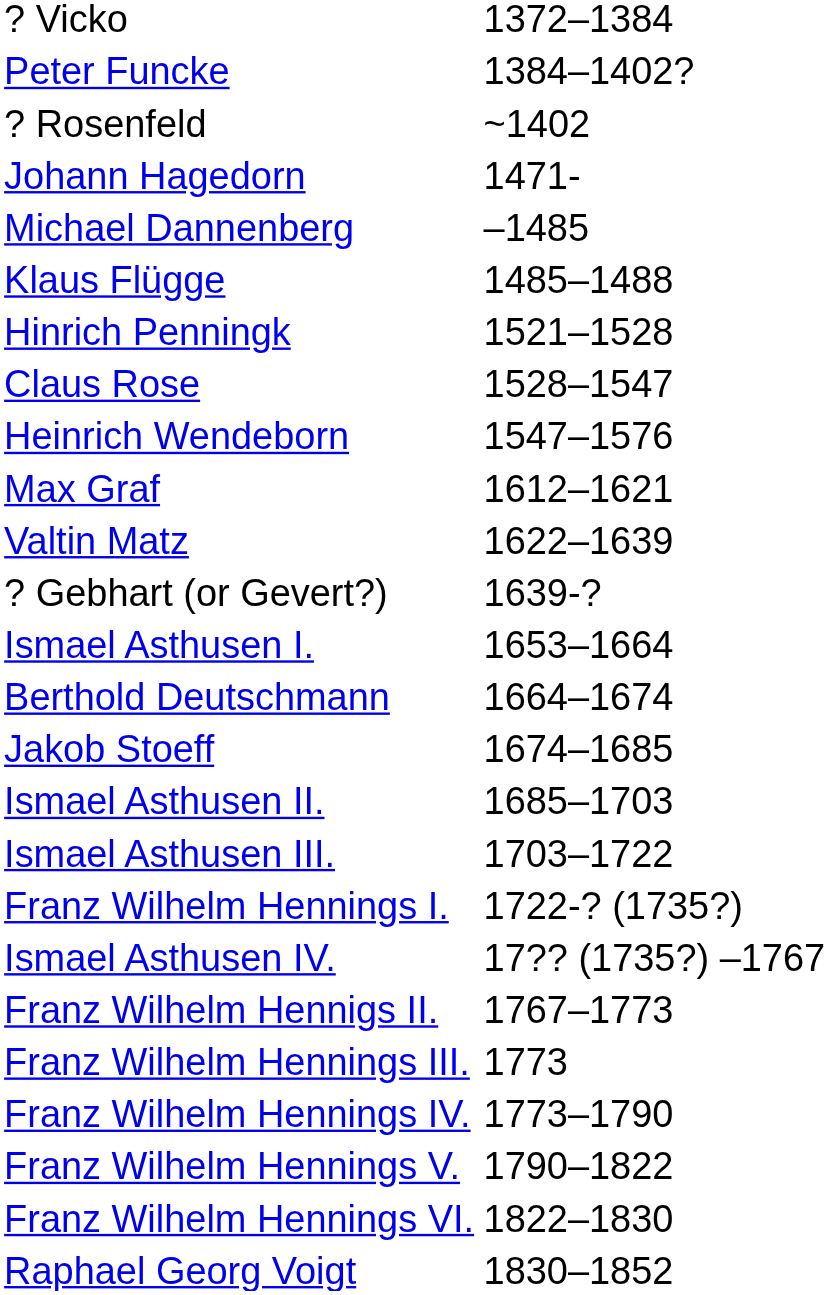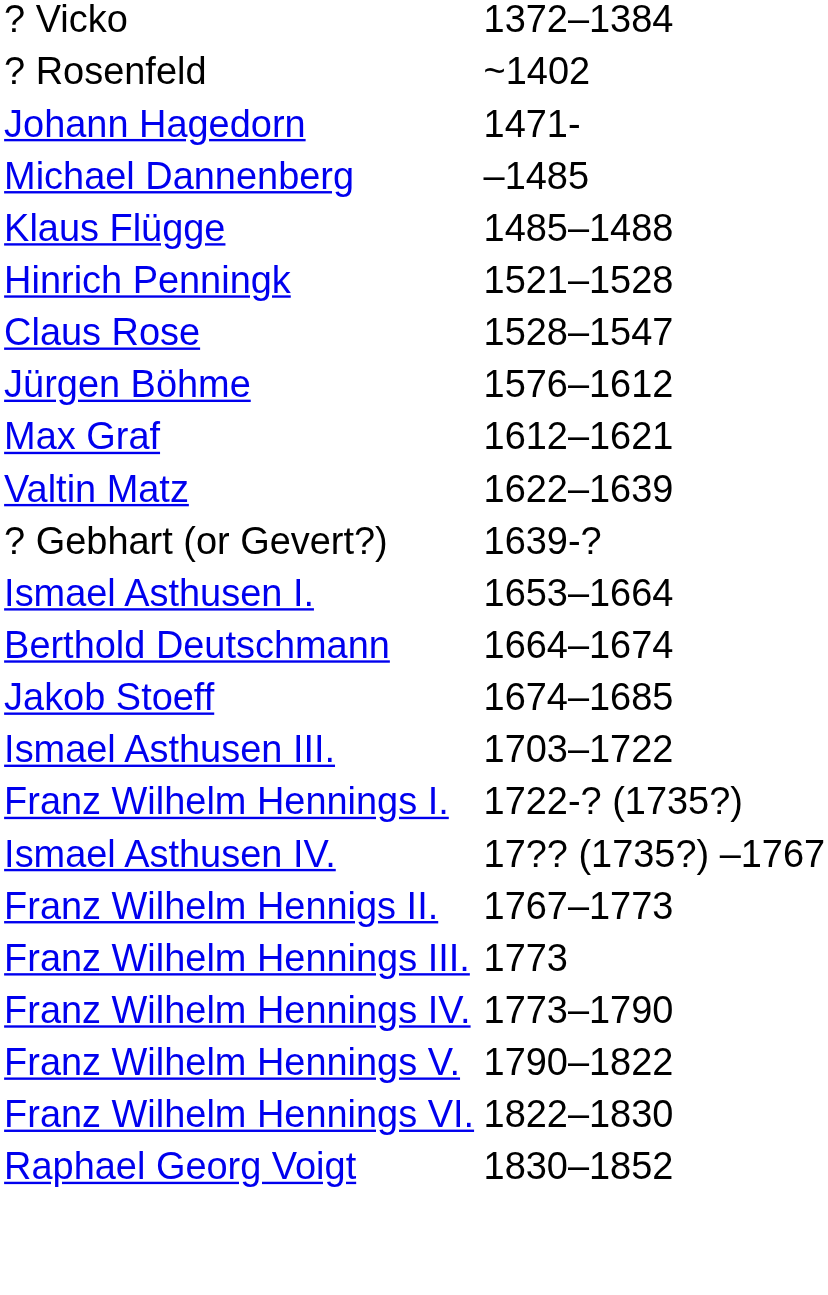- row: (117, 71)
- row: (177, 436)
+ row: (127, 384)
- row: (164, 801)
